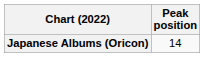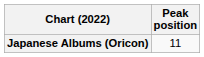(175, 43) 14 -> (175, 43) 11
